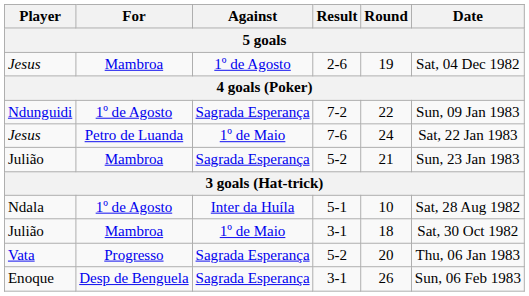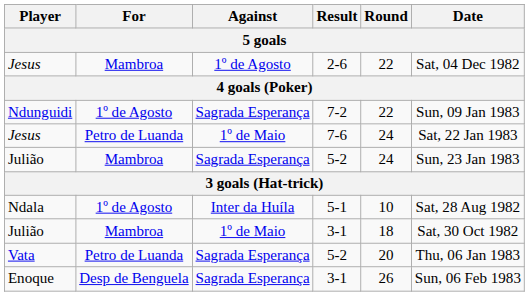(386, 64) 19 -> (386, 64) 22
(386, 159) 21 -> (386, 159) 24
(134, 254) Progresso -> (134, 254) Petro de Luanda
